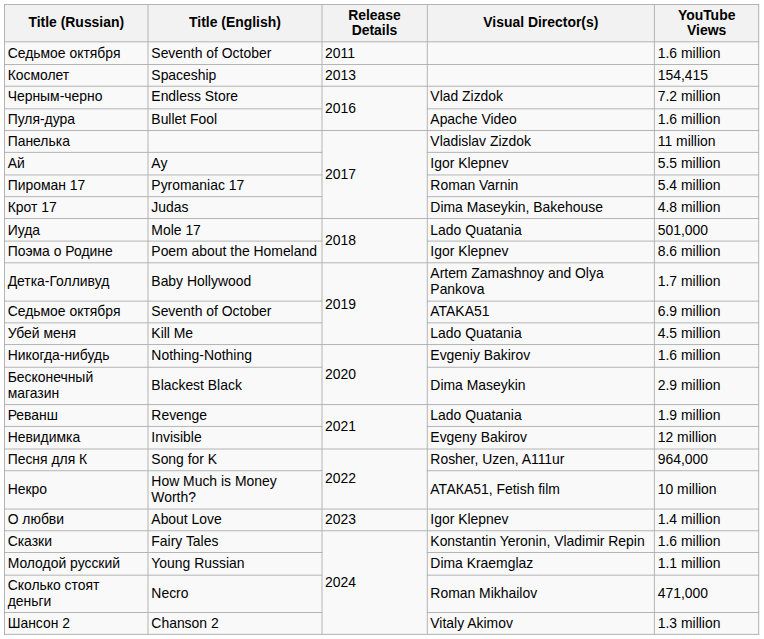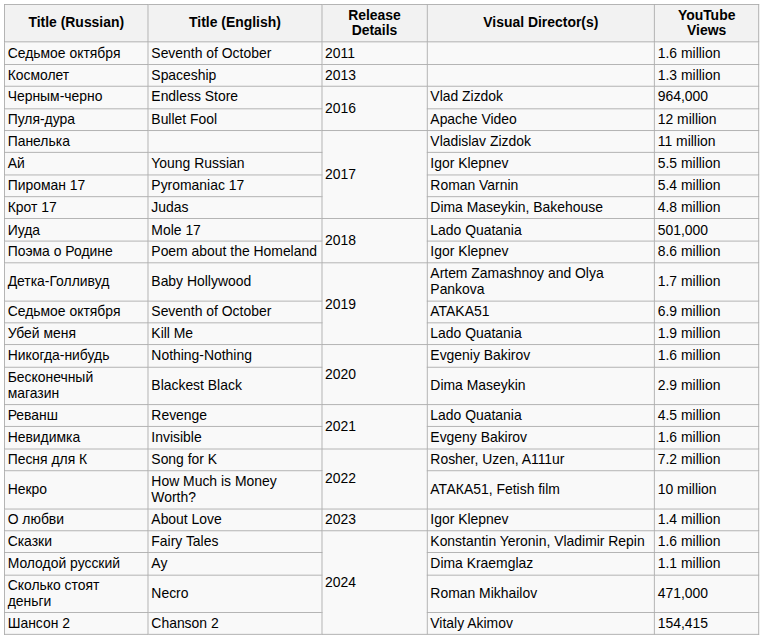(683, 75) 154,415 -> (689, 75) 1.3 million
(689, 97) 7.2 million -> (683, 97) 964,000
(689, 119) 1.6 million -> (687, 119) 12 million
(159, 163) Ay -> (198, 163) Young Russian
(689, 333) 4.5 million -> (689, 333) 1.9 million
(689, 415) 1.9 million -> (689, 415) 4.5 million
(687, 437) 12 million -> (689, 437) 1.6 million
(683, 459) 964,000 -> (689, 459) 7.2 million
(198, 563) Young Russian -> (159, 563) Ay
(689, 623) 1.3 million -> (683, 623) 154,415
